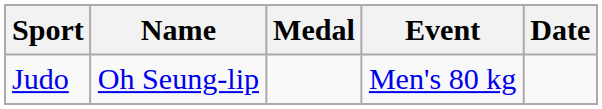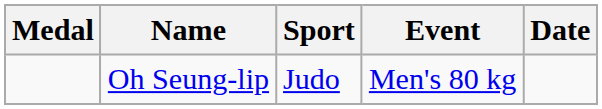columns swapped: (314, 29) <-> (48, 29)
